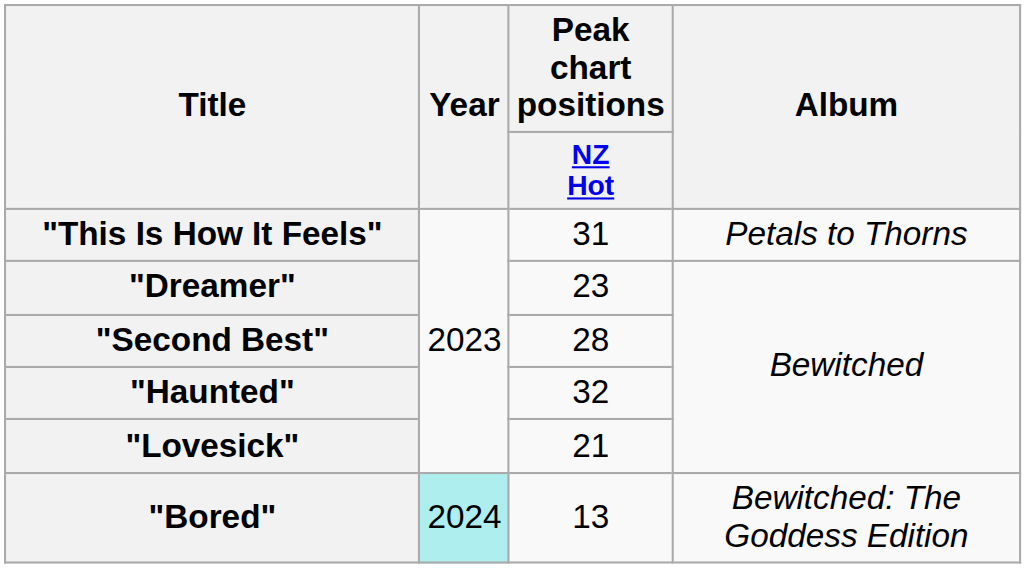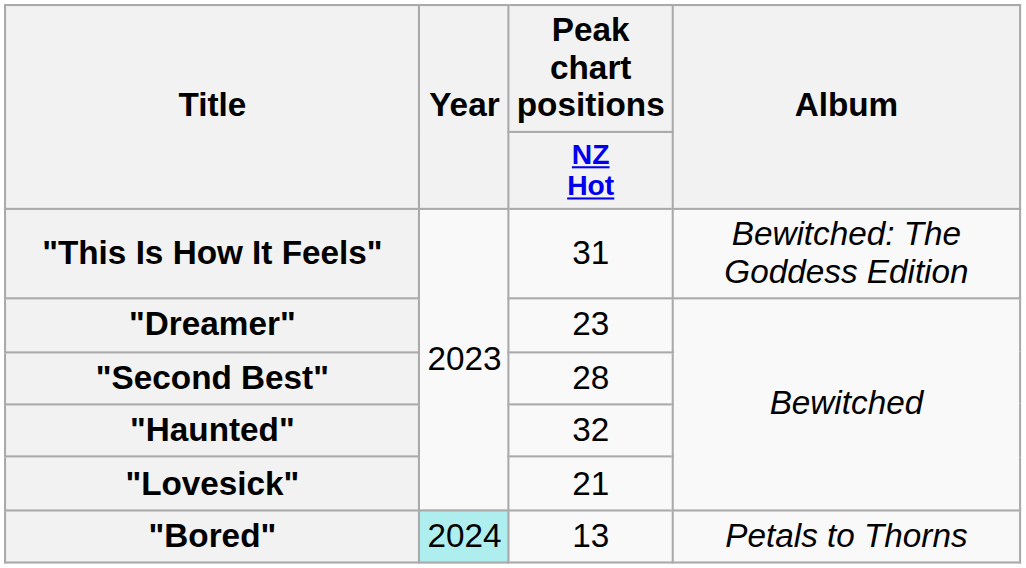(846, 234) Petals to Thorns -> (846, 253) Bewitched: The Goddess Edition
(846, 516) Bewitched: The Goddess Edition -> (846, 535) Petals to Thorns
